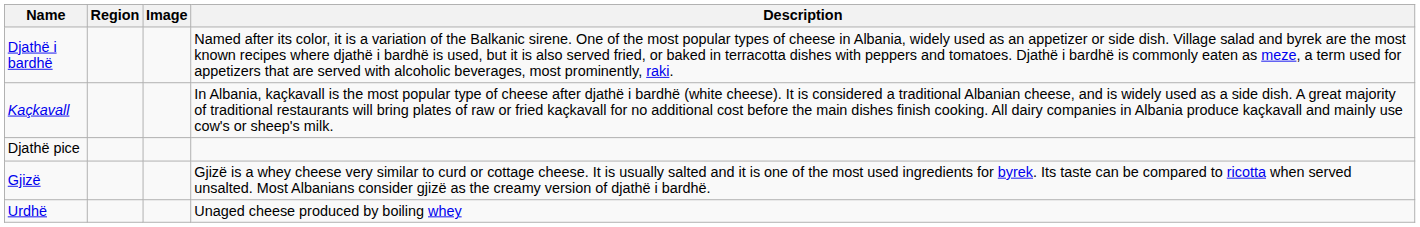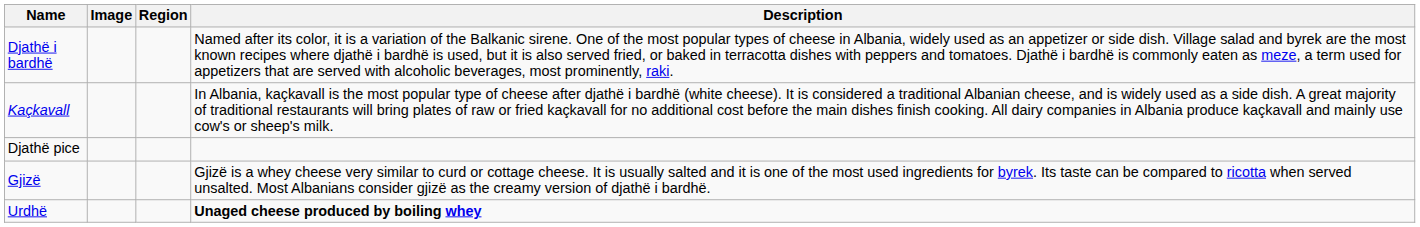columns swapped: (167, 15) <-> (115, 15)
(328, 211) normal -> (338, 211) bold
